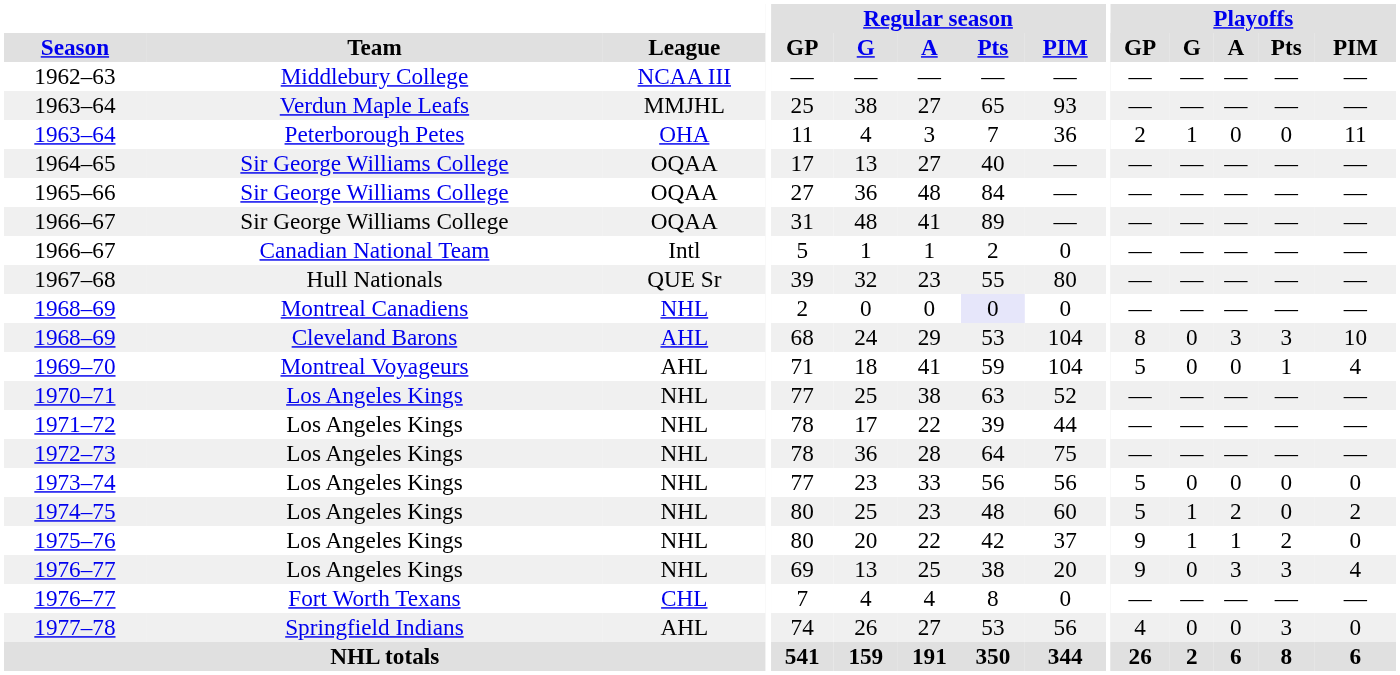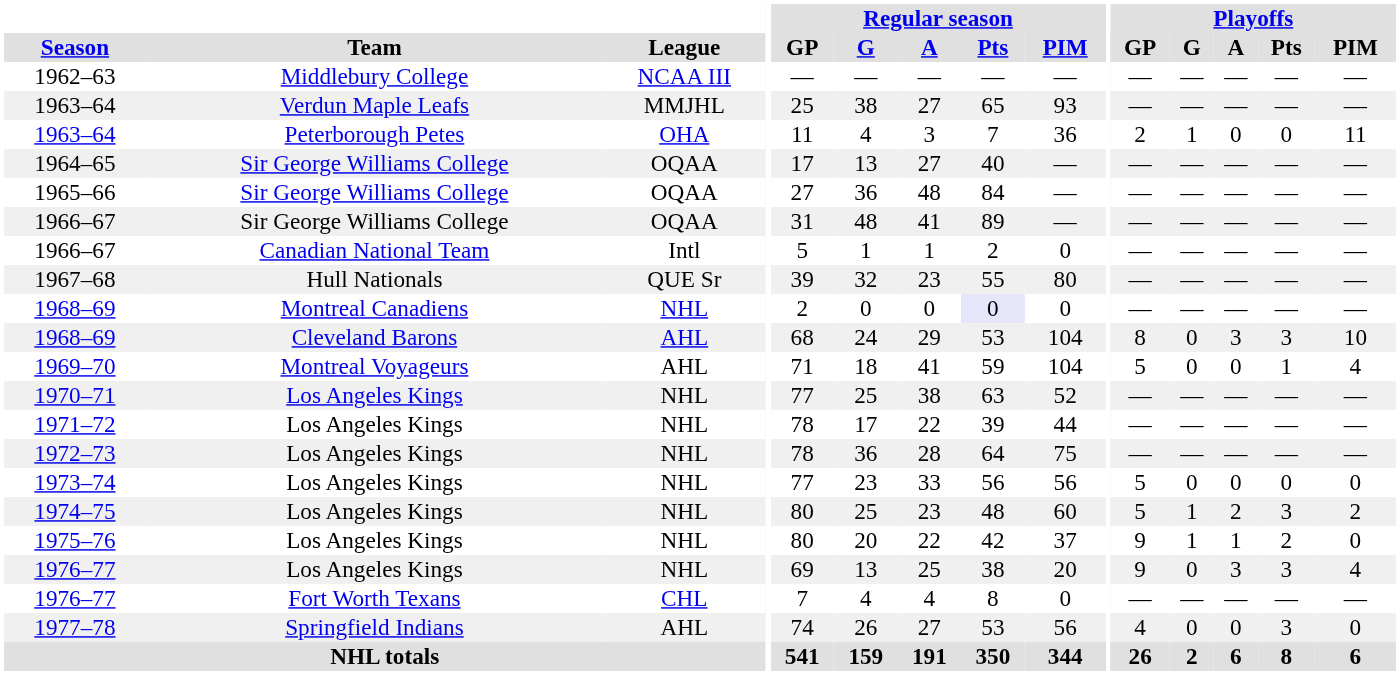(1286, 511) 0 -> (1286, 511) 3
